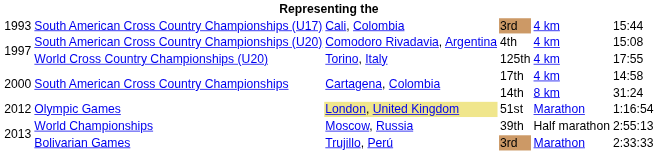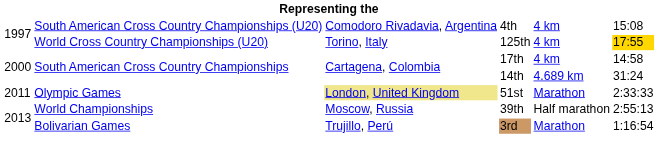- row: (178, 25)
(628, 59) no background -> (628, 42) gold background
(547, 92) 8 km -> (559, 76) 4.689 km
(18, 109) 2012 -> (17, 92) 2011
(633, 109) 1:16:54 -> (633, 92) 2:33:33
(633, 142) 2:33:33 -> (633, 126) 1:16:54
